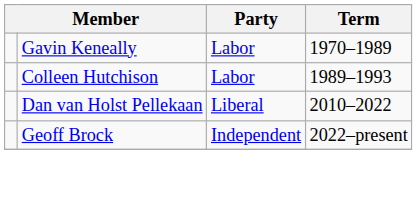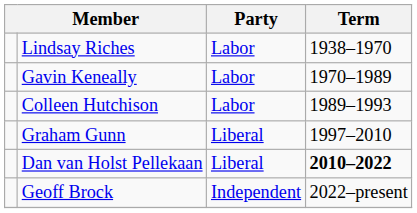+ row: (78, 47)
+ row: (74, 134)
(351, 105) normal -> (351, 163) bold
